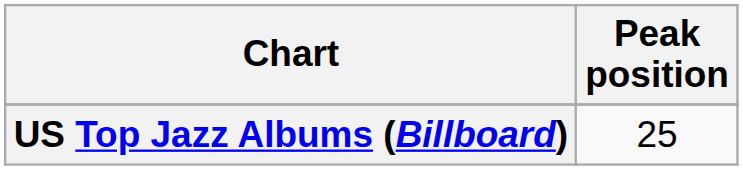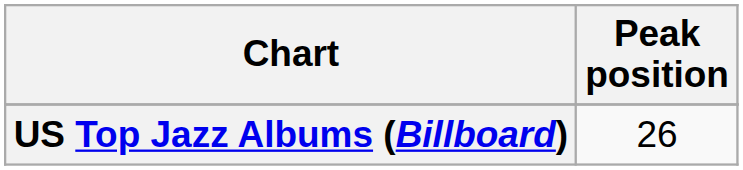(657, 134) 25 -> (657, 134) 26
